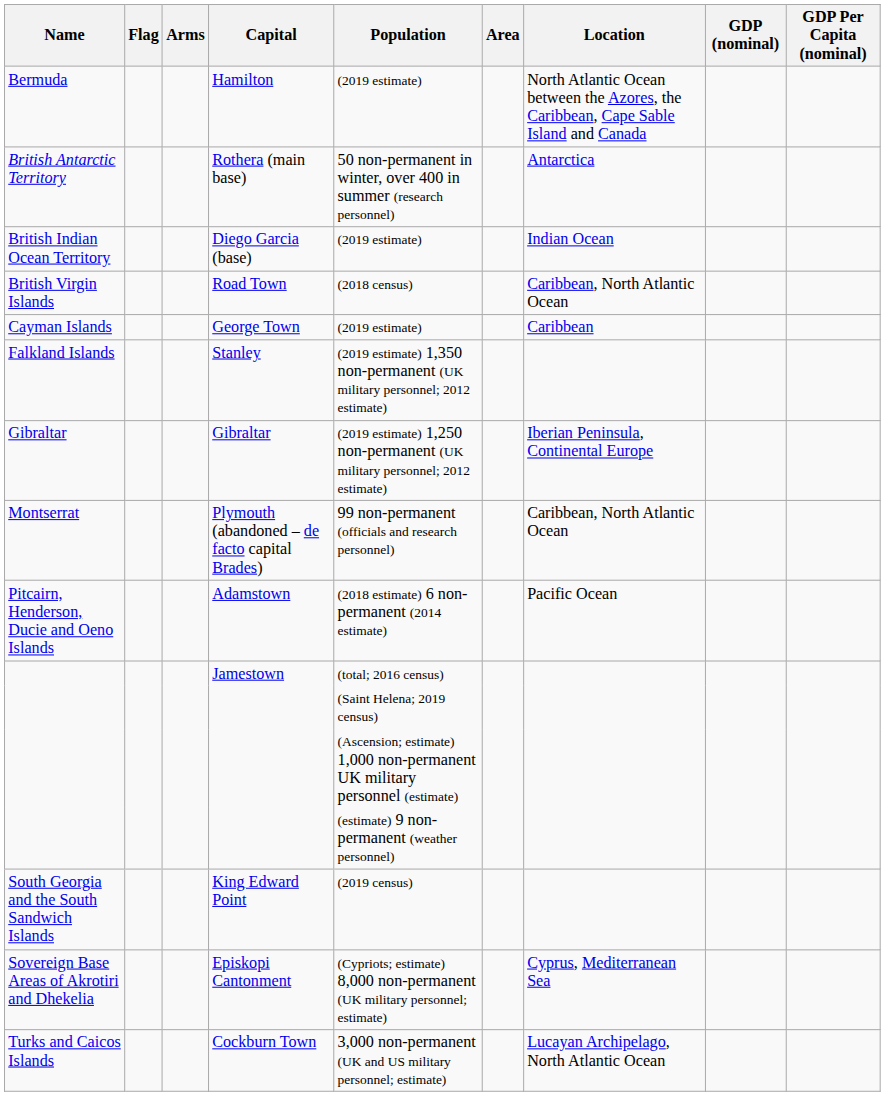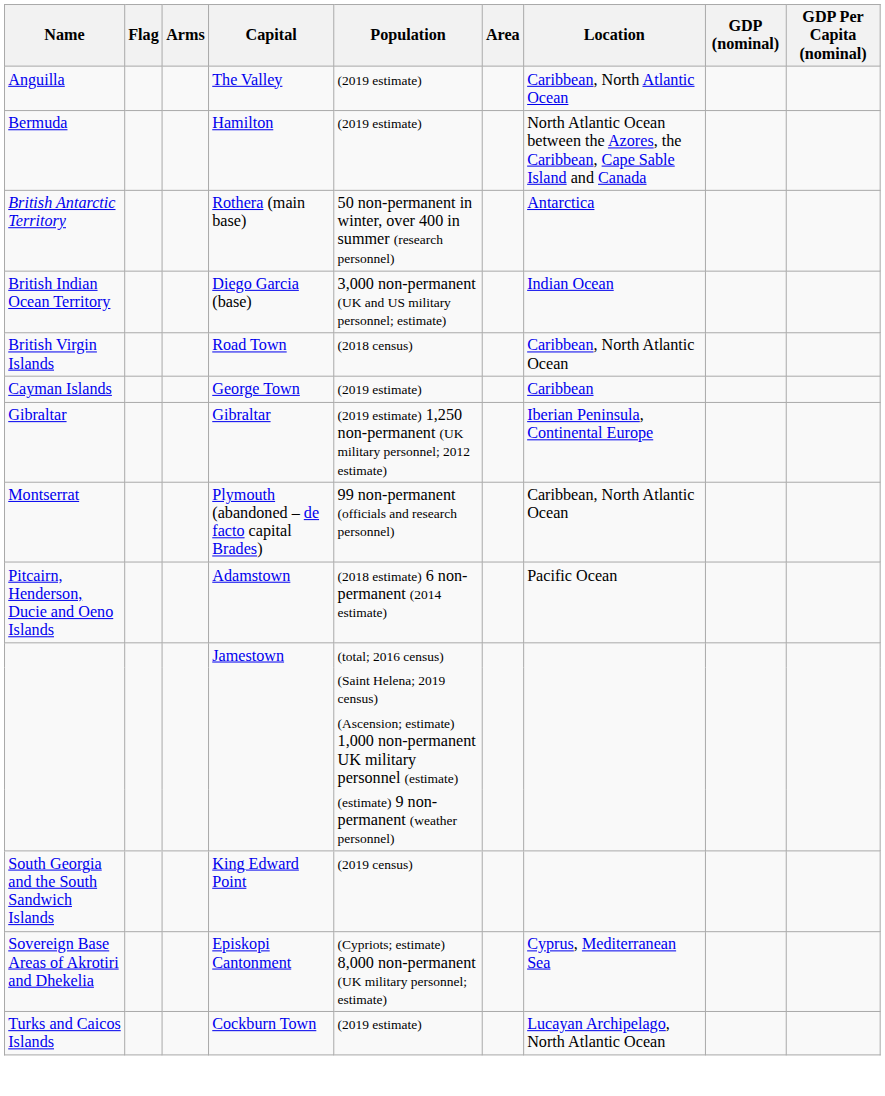+ row: (37, 79)
(380, 240) (2019 estimate) -> (407, 301) 3,000 non-permanent (UK and US military personnel; estimate)
- row: (61, 352)
(407, 1060) 3,000 non-permanent (UK and US military personnel; estimate) -> (380, 1025) (2019 estimate)
